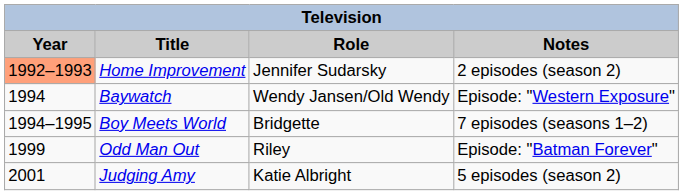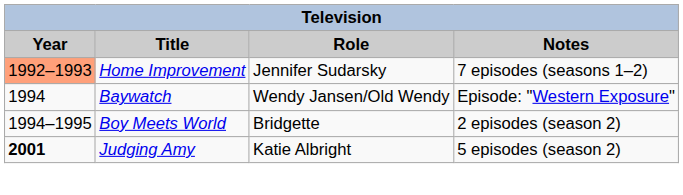(539, 70) 2 episodes (season 2) -> (552, 70) 7 episodes (seasons 1–2)
(552, 123) 7 episodes (seasons 1–2) -> (539, 123) 2 episodes (season 2)
- row: (149, 149)
(27, 176) normal -> (27, 149) bold
